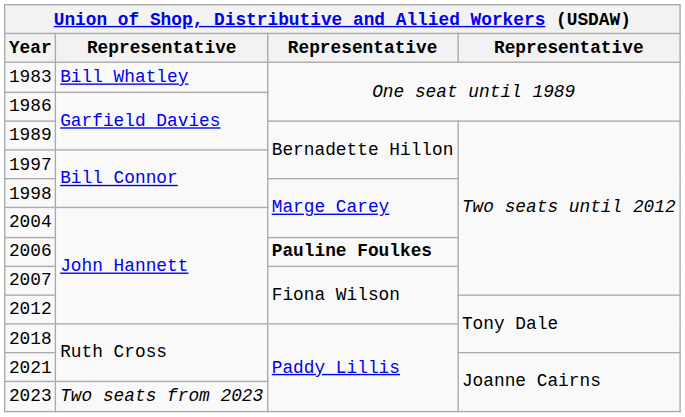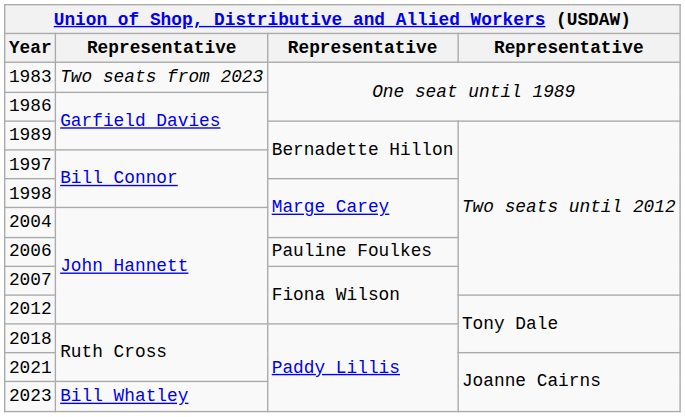(124, 77) Bill Whatley -> (162, 77) Two seats from 2023
(352, 251) bold -> (352, 251) normal
(162, 397) Two seats from 2023 -> (124, 397) Bill Whatley
